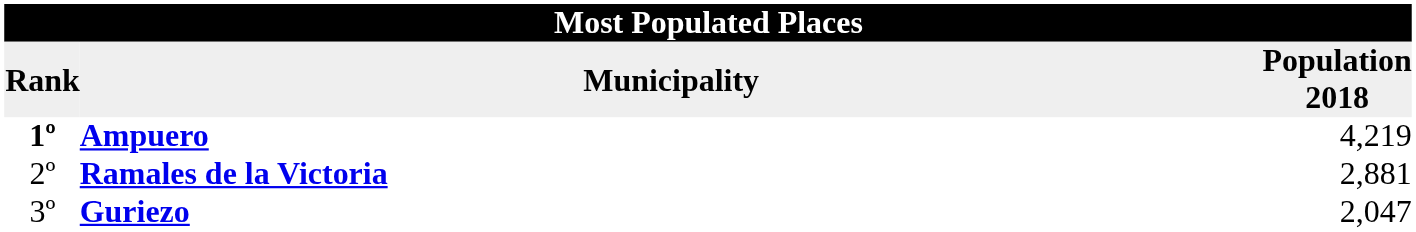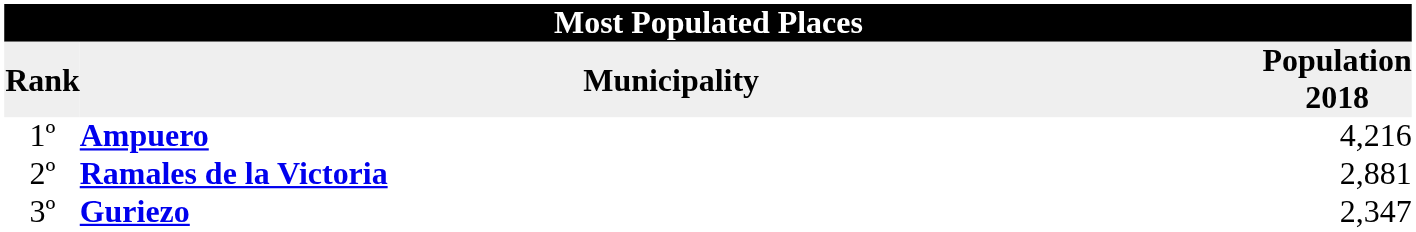(42, 135) bold -> (42, 135) normal
(1376, 135) 4,219 -> (1376, 135) 4,216
(1376, 210) 2,047 -> (1376, 210) 2,347
